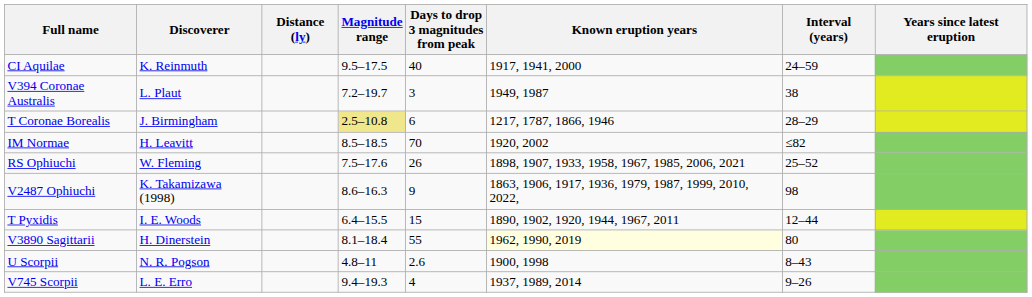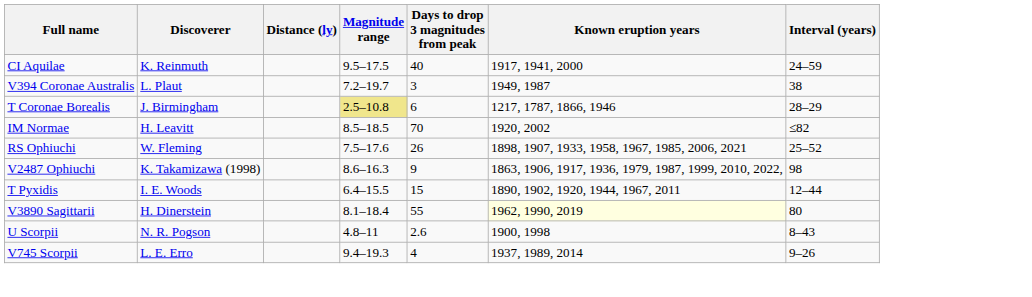- column: (951, 29)
